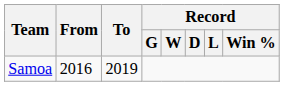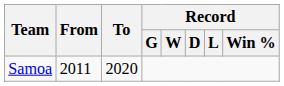(76, 68) 2016 -> (76, 68) 2011
(122, 68) 2019 -> (122, 68) 2020
